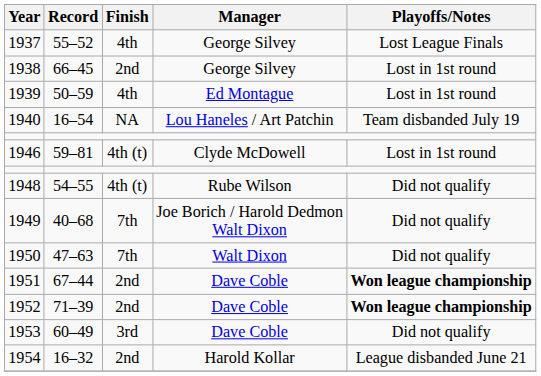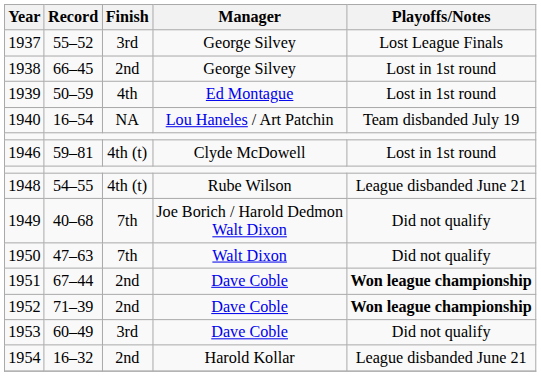(127, 42) 4th -> (127, 42) 3rd
(441, 185) Did not qualify -> (441, 185) League disbanded June 21
